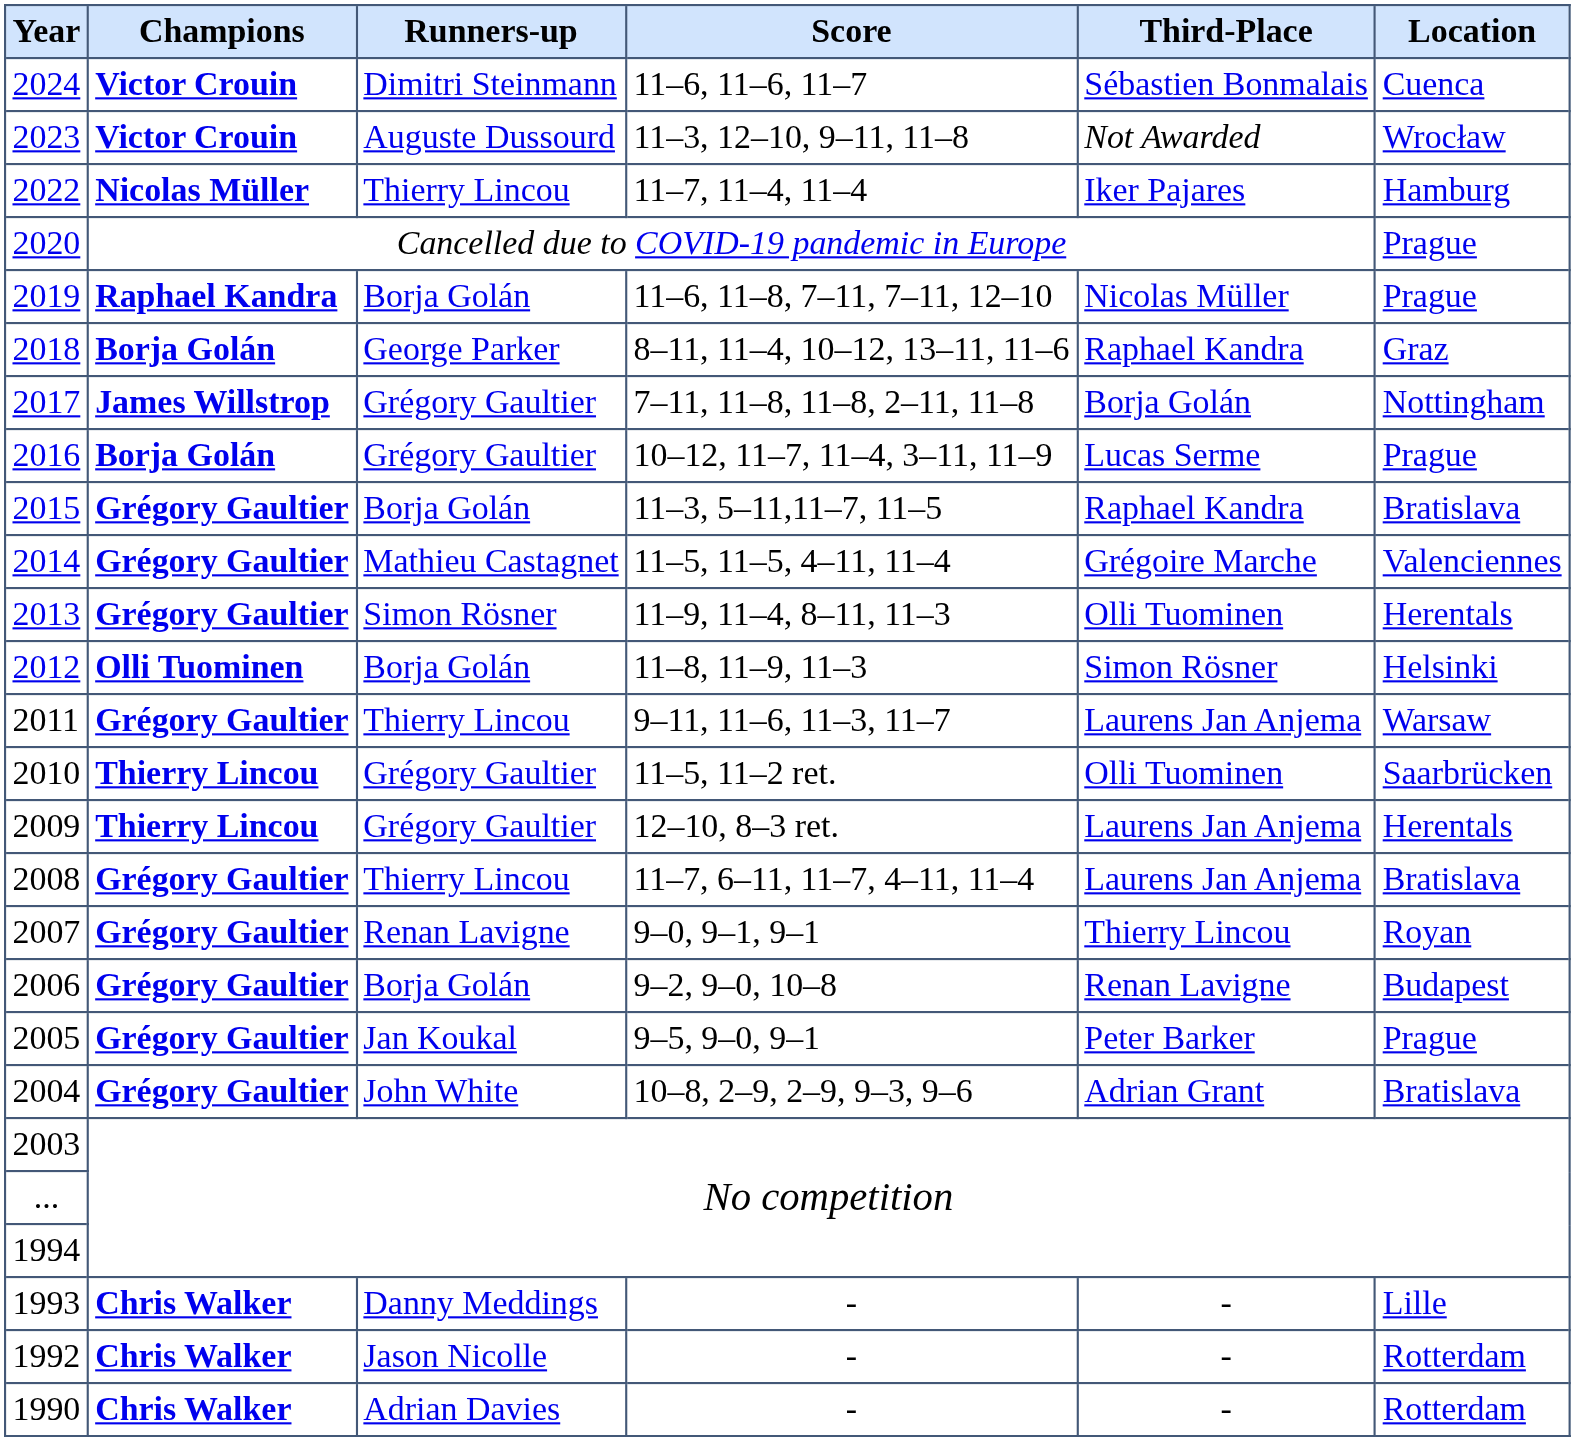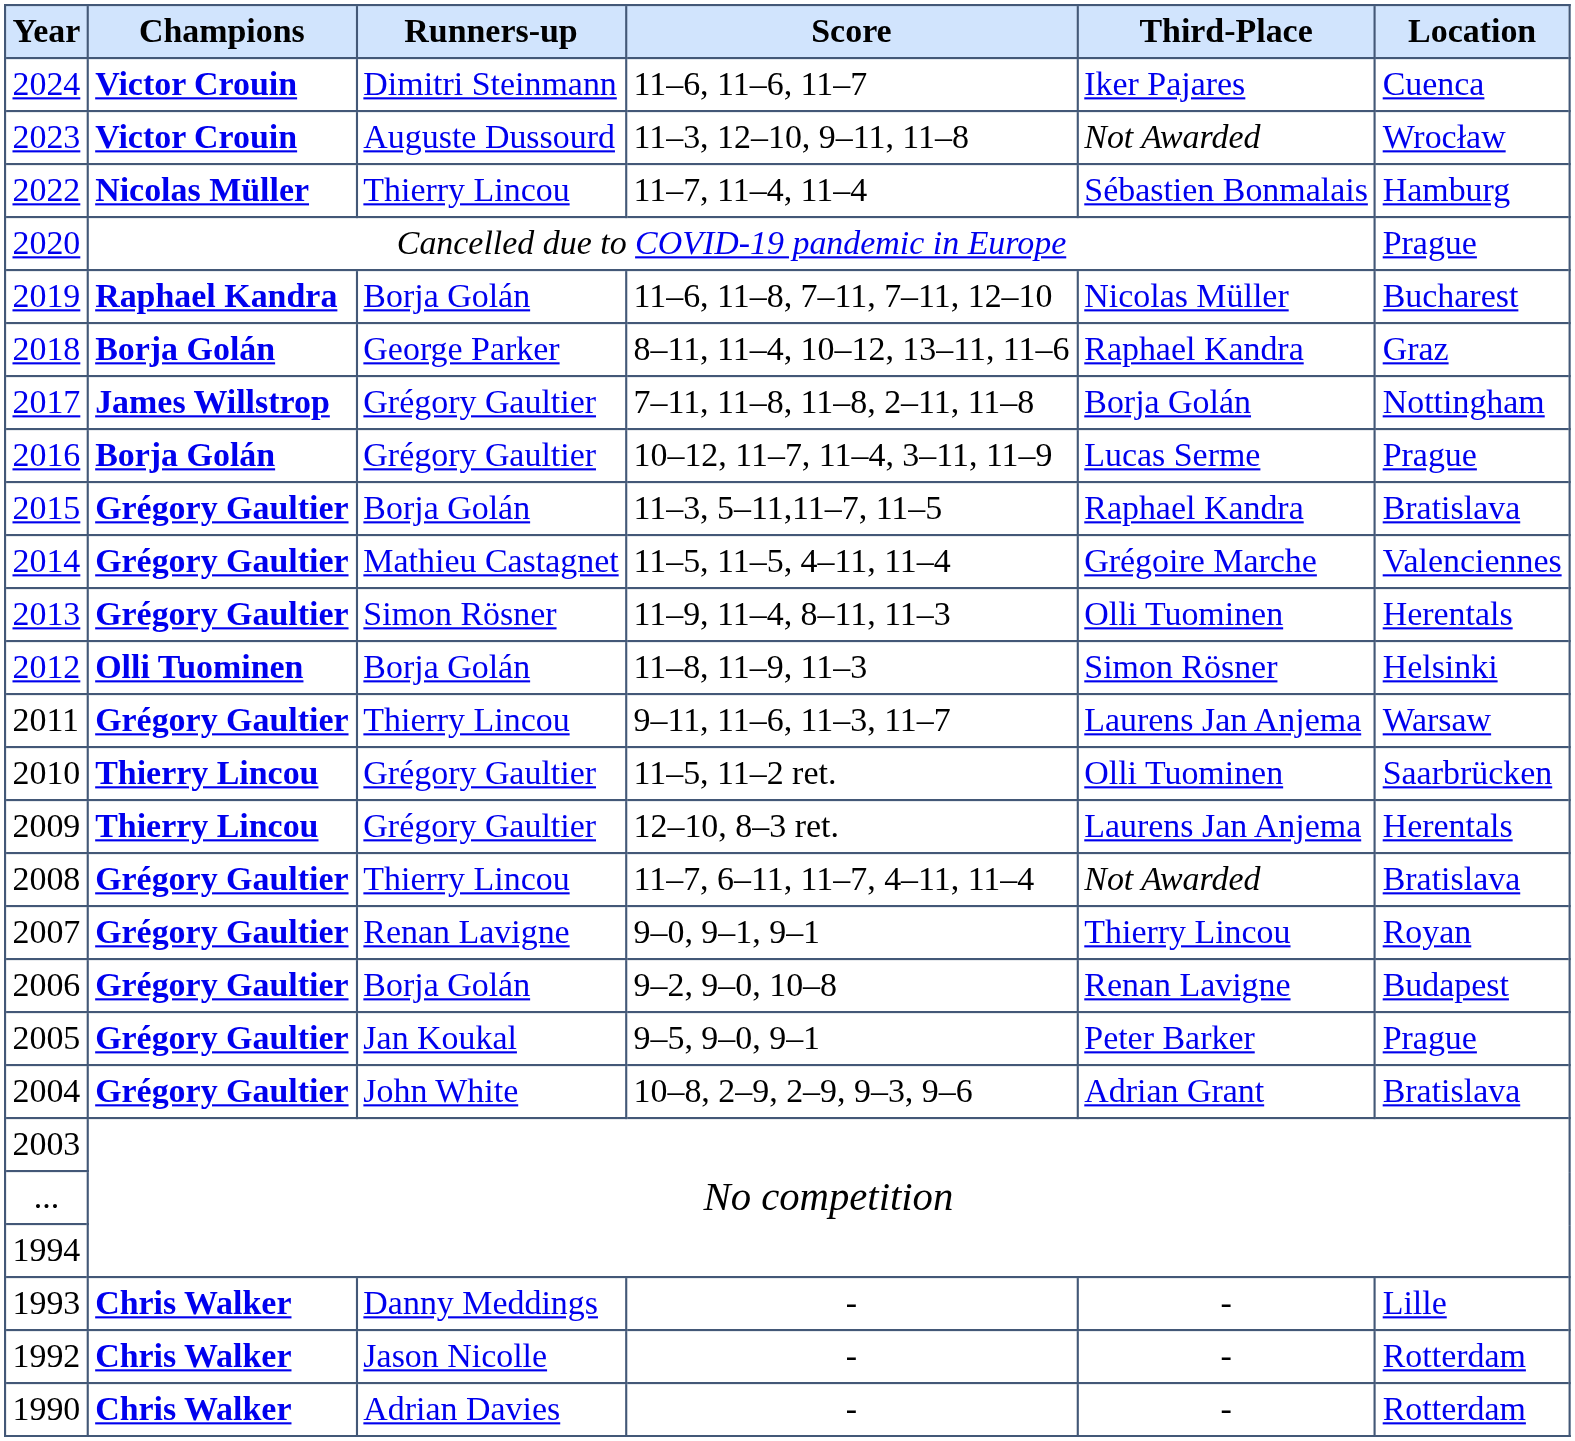(1226, 83) Sébastien Bonmalais -> (1165, 83) Iker Pajares
(1165, 189) Iker Pajares -> (1226, 189) Sébastien Bonmalais
(1430, 295) Prague -> (1451, 295) Bucharest
(1223, 878) Laurens Jan Anjema -> (1172, 878) Not Awarded
